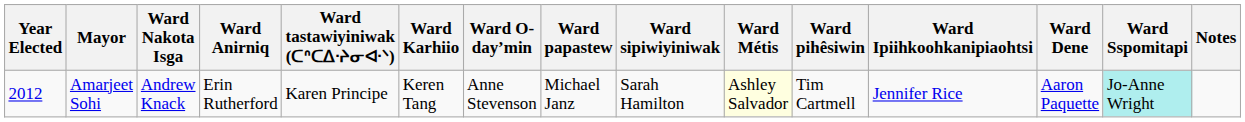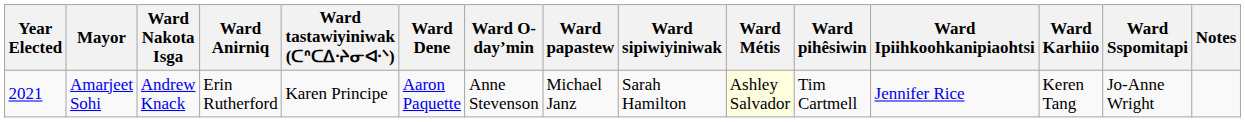columns swapped: (1070, 37) <-> (431, 37)
(25, 93) 2012 -> (25, 93) 2021
(1136, 93) paleturquoise background -> (1136, 93) no background
